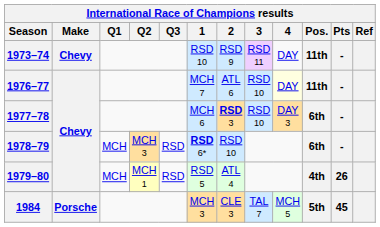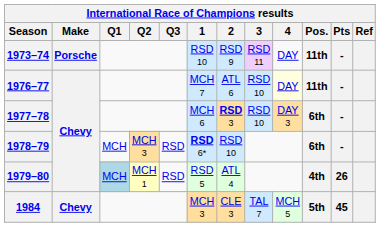(76, 55) Chevy -> (76, 55) Porsche
(114, 177) no background -> (114, 177) lightblue background
(76, 207) Porsche -> (76, 207) Chevy
